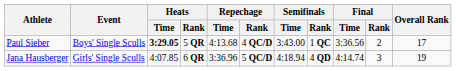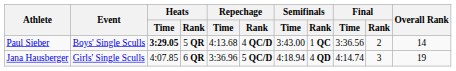(422, 43) 17 -> (422, 43) 14
